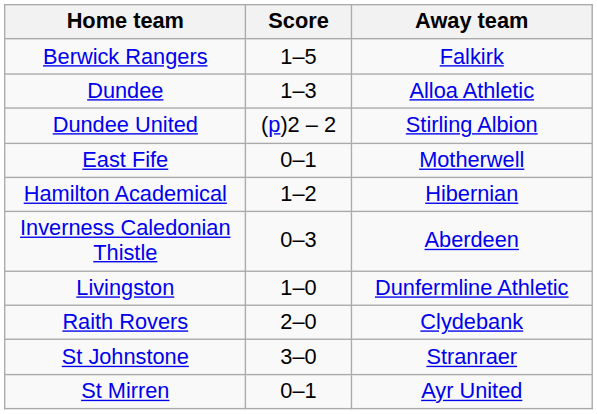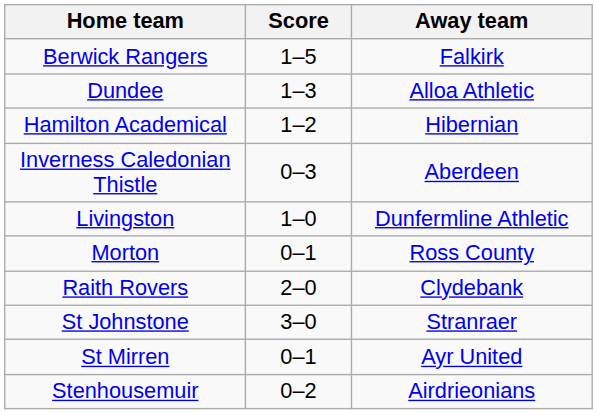- row: (125, 125)
- row: (125, 159)
+ row: (125, 253)
+ row: (125, 391)
